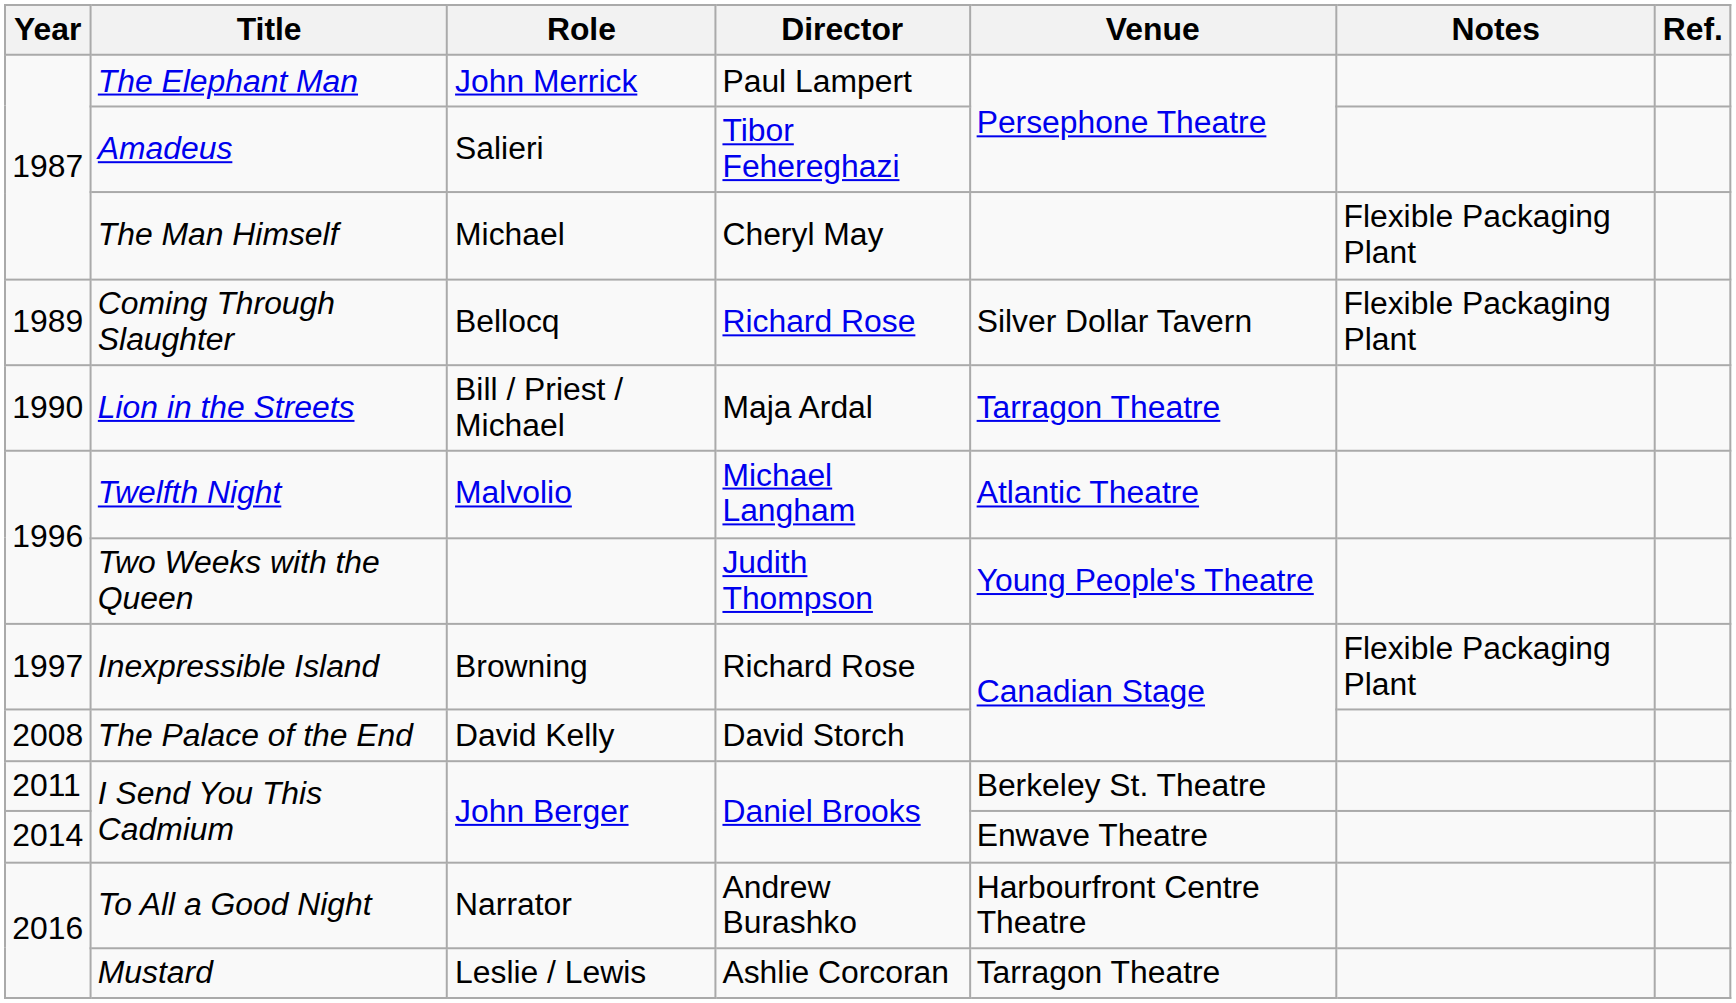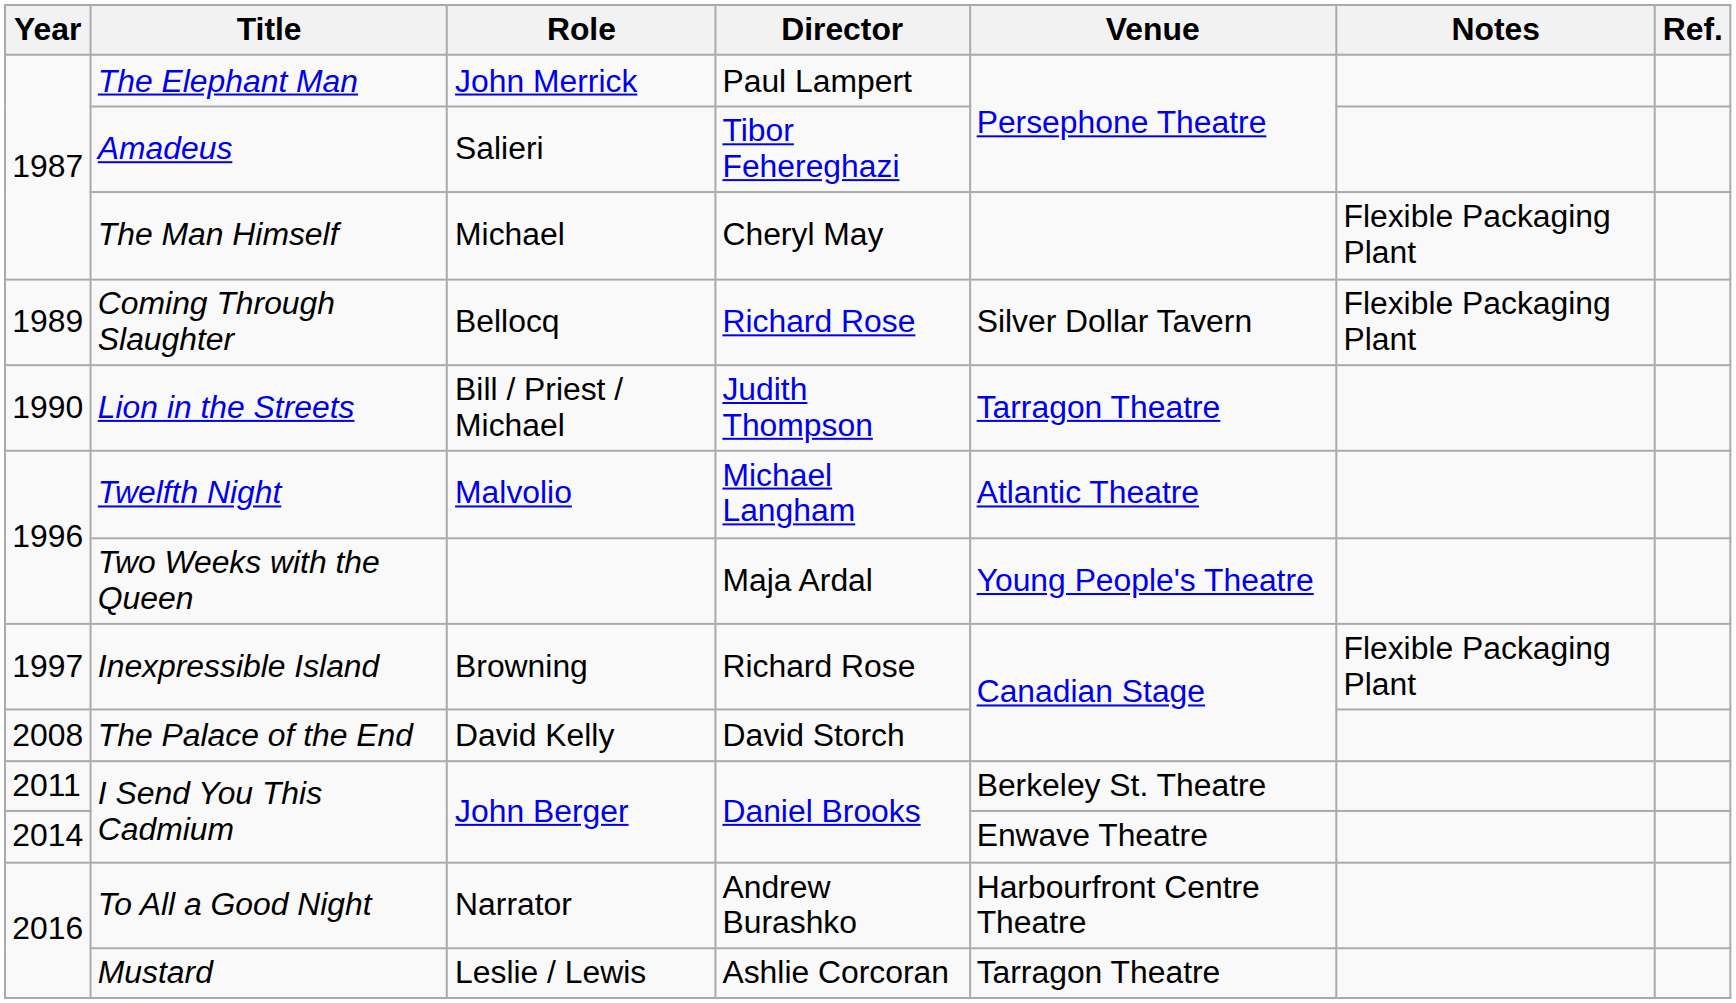(798, 407) Maja Ardal -> (798, 407) Judith Thompson
(798, 580) Judith Thompson -> (798, 580) Maja Ardal
